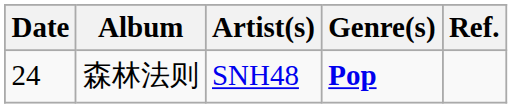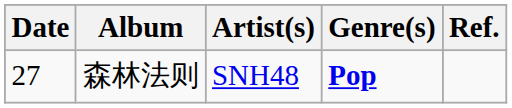(26, 76) 24 -> (26, 76) 27
